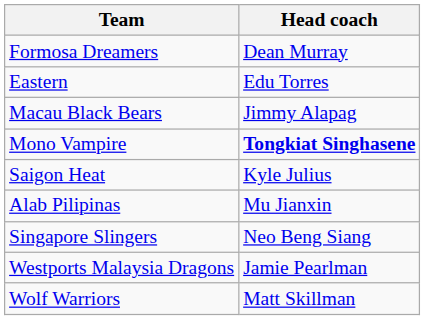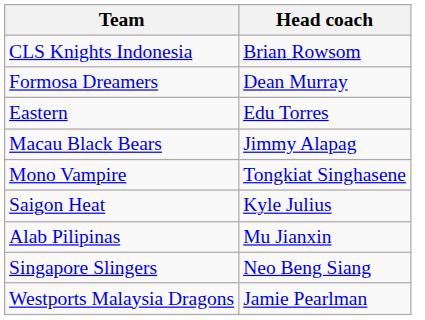+ row: (101, 50)
(329, 143) bold -> (325, 174) normal
- row: (65, 298)
